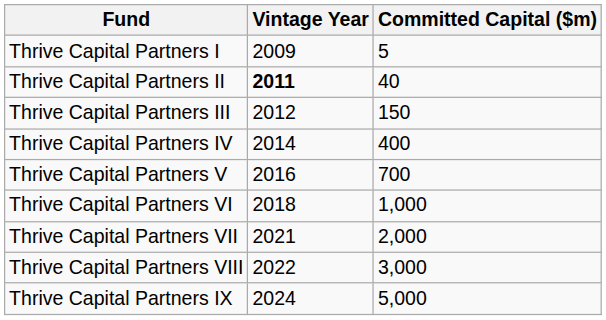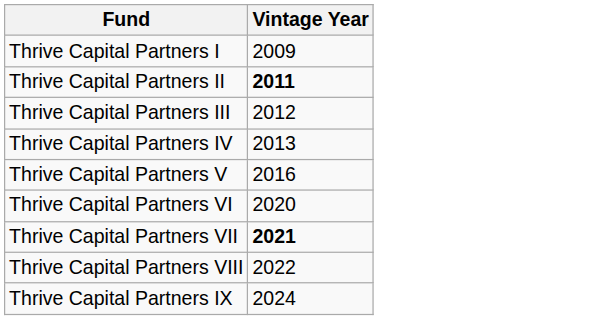- column: (487, 19)
(274, 143) 2014 -> (274, 143) 2013
(274, 205) 2018 -> (274, 205) 2020
(274, 236) normal -> (274, 236) bold
